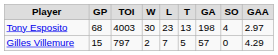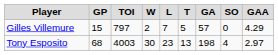rows swapped: (37, 27) <-> (40, 43)
